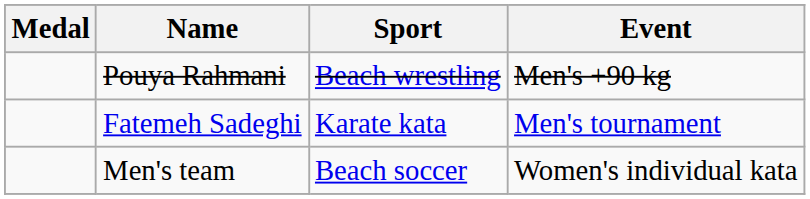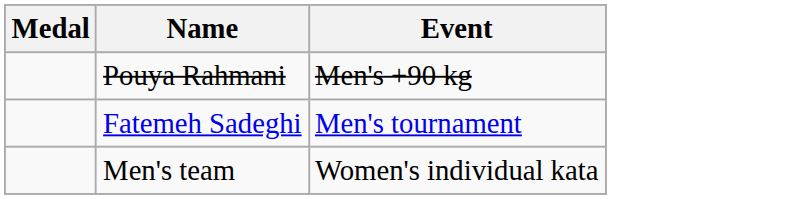- column: (408, 28)
